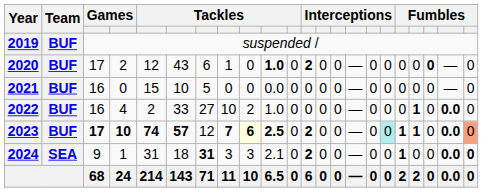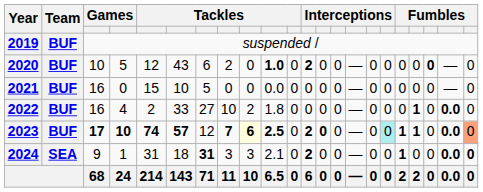(97, 66) 17 -> (97, 66) 10
(123, 66) 2 -> (123, 66) 5
(229, 66) 1 -> (229, 66) 2
(274, 110) 1.0 -> (274, 110) 1.8
(323, 132) normal -> (323, 132) bold
